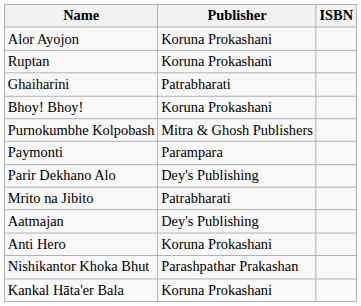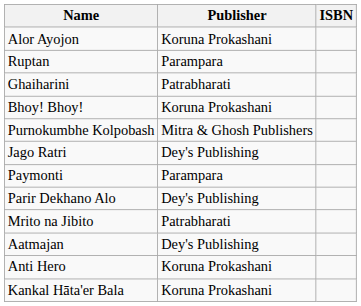(217, 61) Koruna Prokashani -> (192, 61) Parampara
+ row: (37, 152)
- row: (79, 267)
